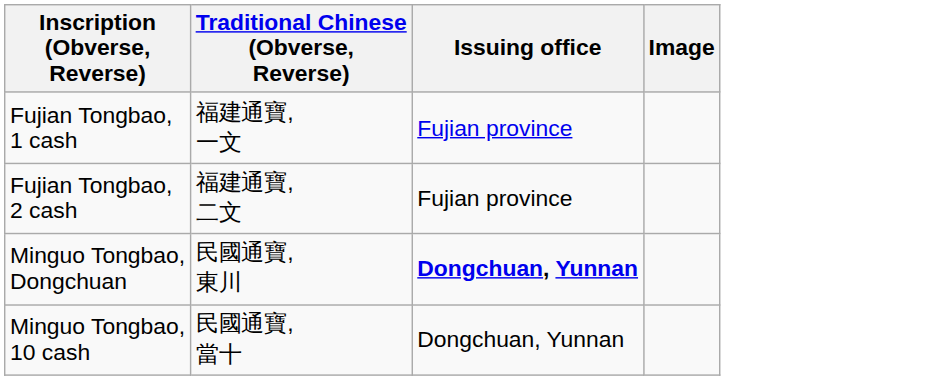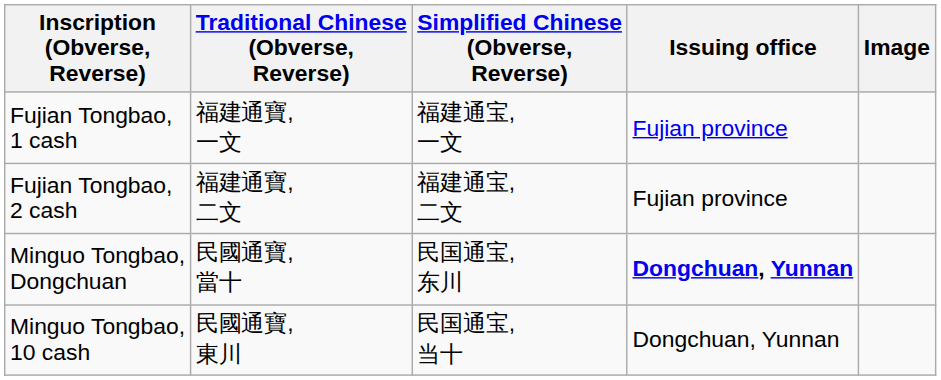+ column: (520, 48)
(245, 268) 民國通寶, 東川 -> (245, 268) 民國通寶, 當十
(245, 338) 民國通寶, 當十 -> (245, 338) 民國通寶, 東川
